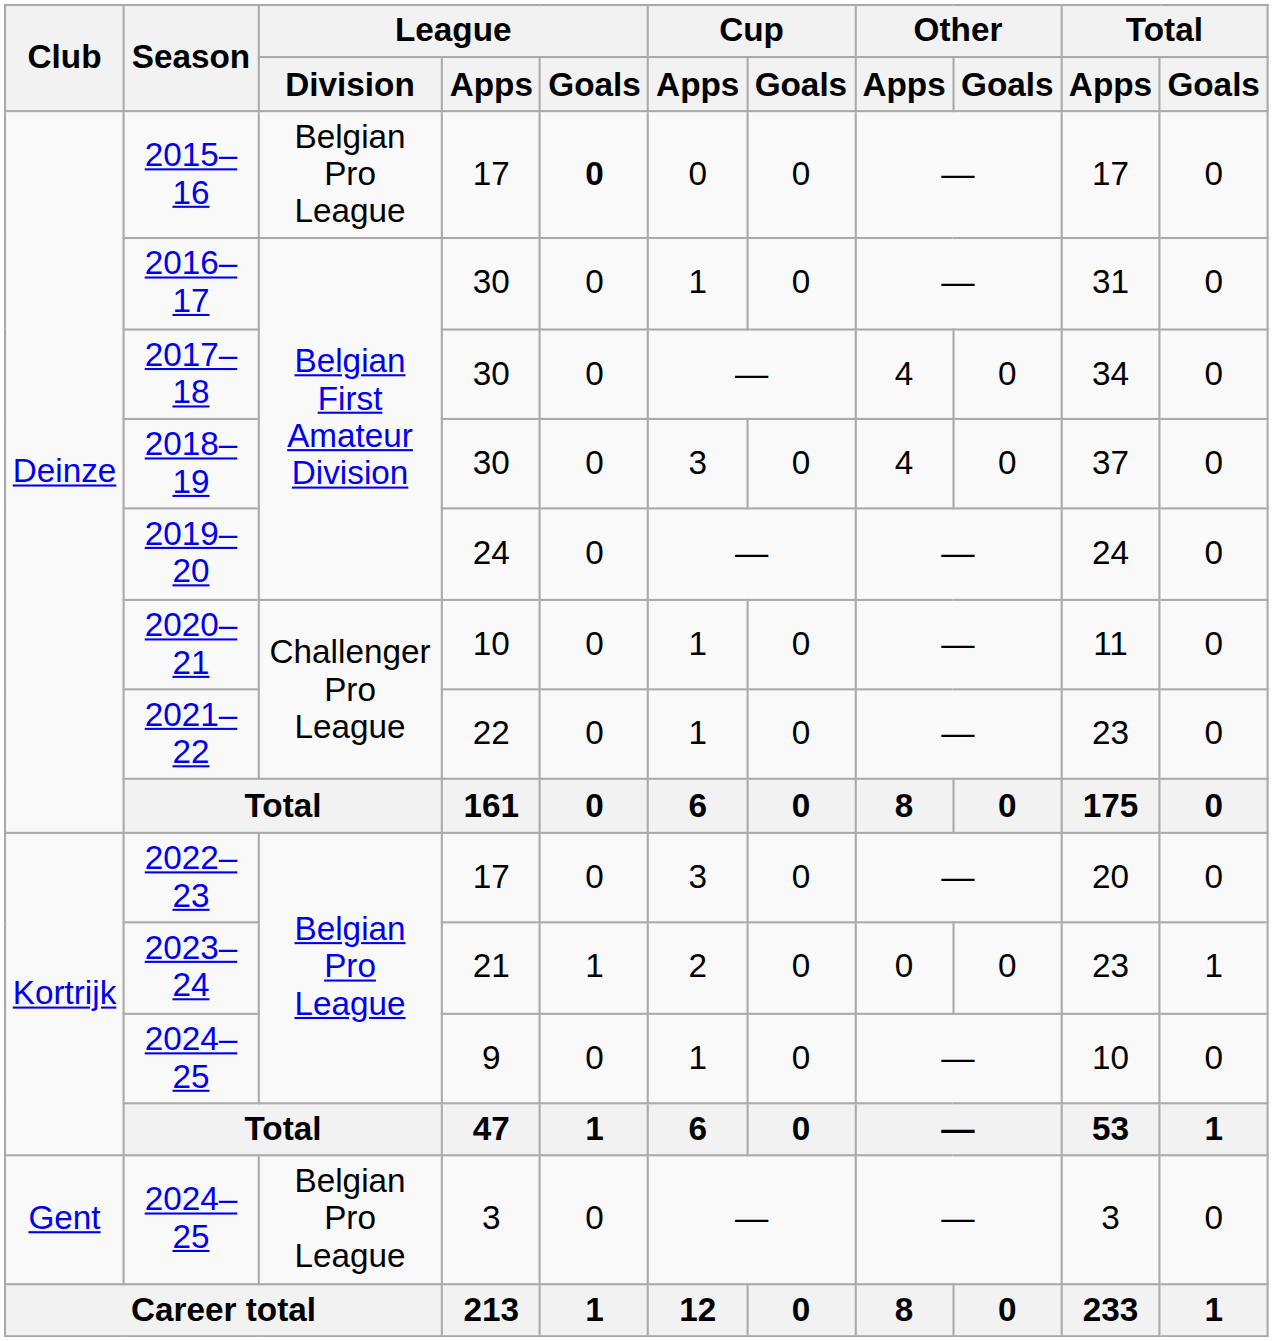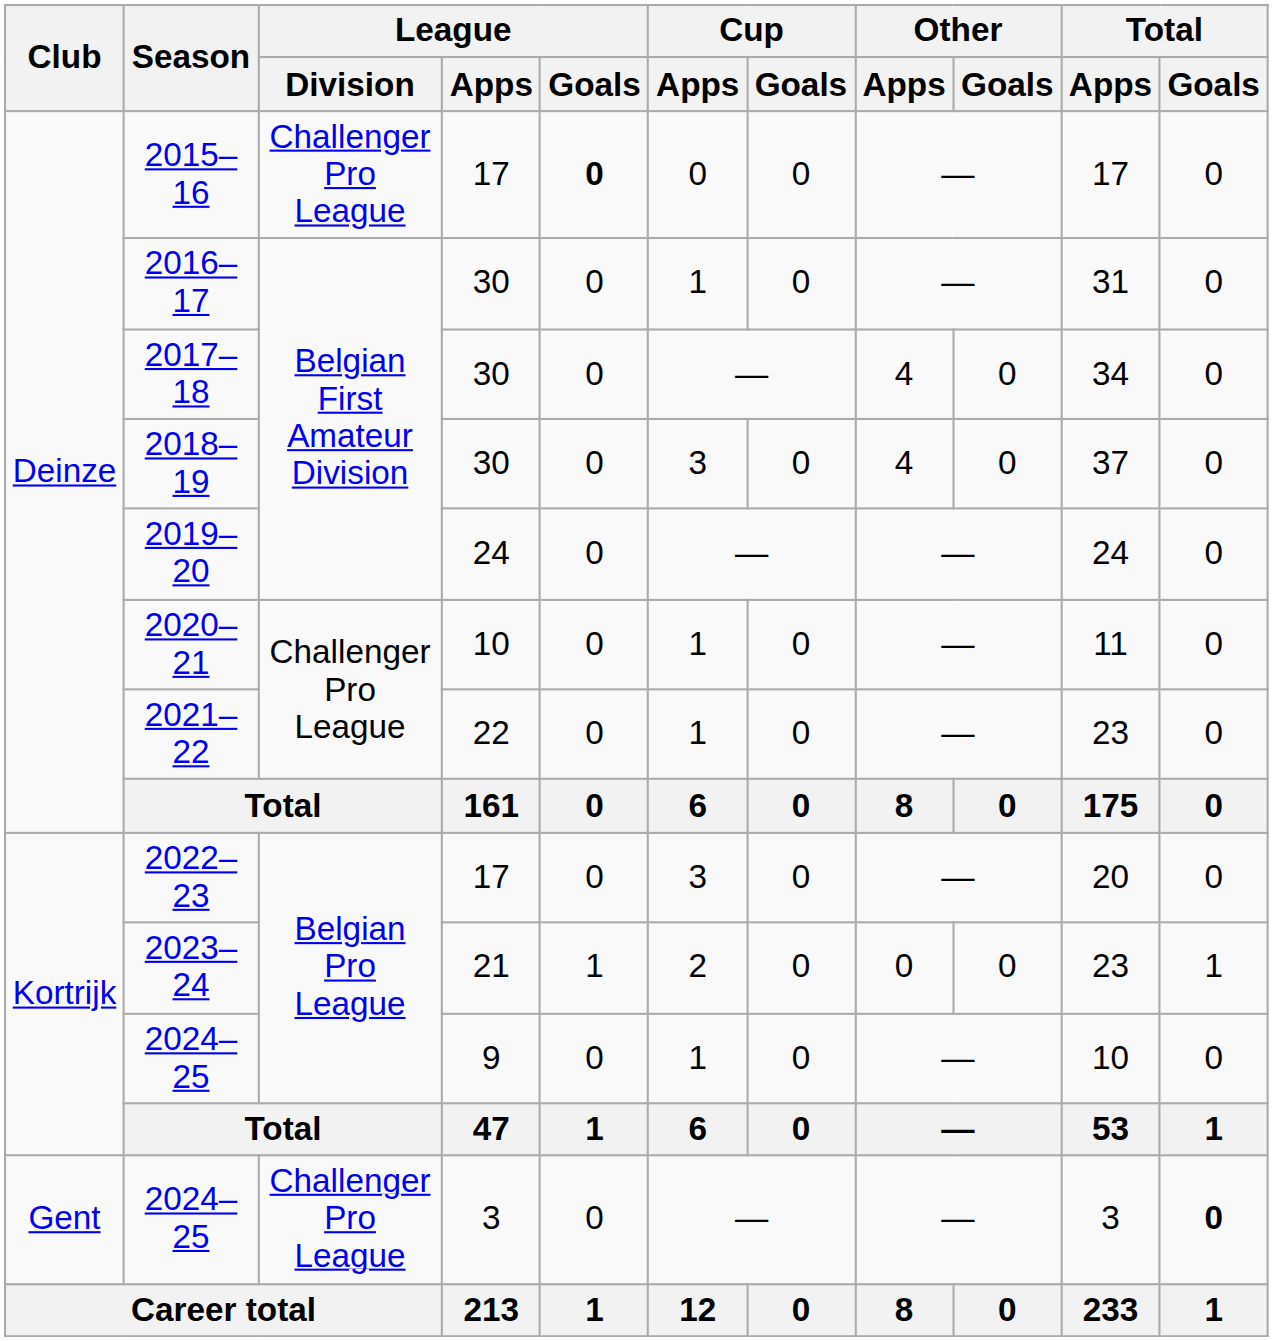(350, 173) Belgian Pro League -> (350, 173) Challenger Pro League
(350, 1219) Belgian Pro League -> (350, 1219) Challenger Pro League
(1214, 1219) normal -> (1214, 1219) bold
